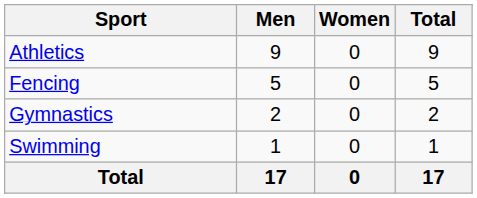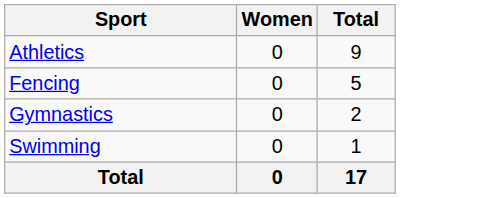- column: (276, 20)
